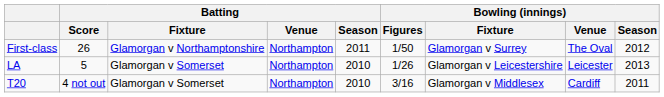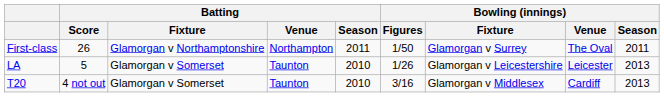(637, 48) 2012 -> (637, 48) 2011
(301, 65) Northampton -> (289, 65) Taunton
(301, 83) Northampton -> (289, 83) Taunton
(637, 83) 2011 -> (637, 83) 2013
